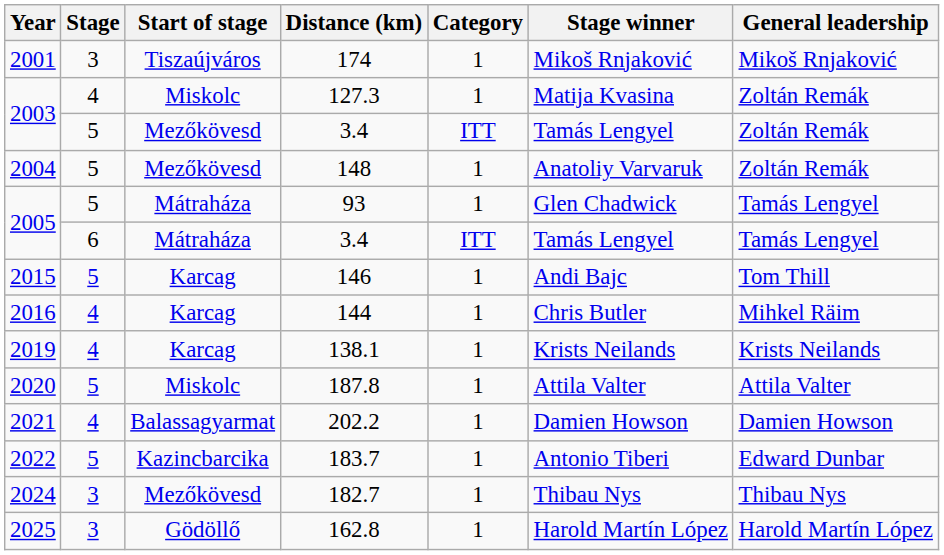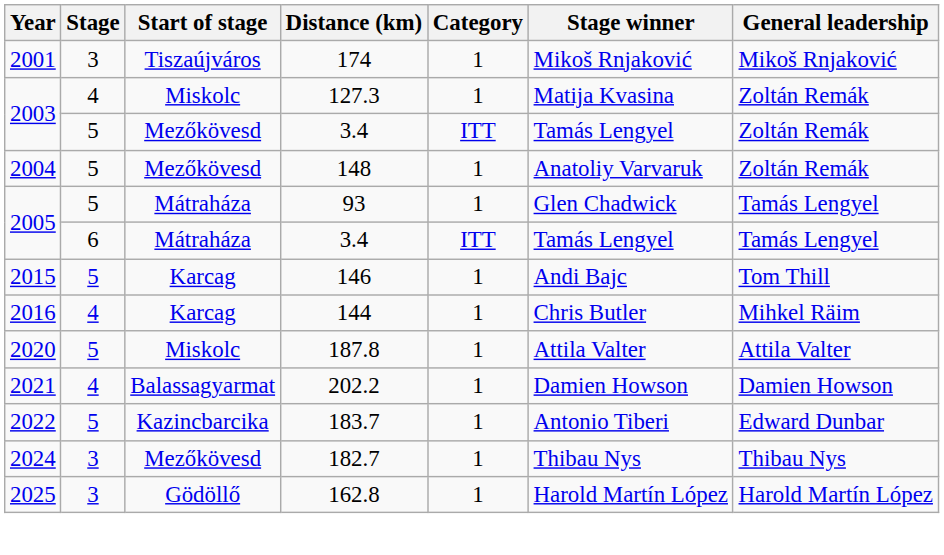- row: (33, 349)
